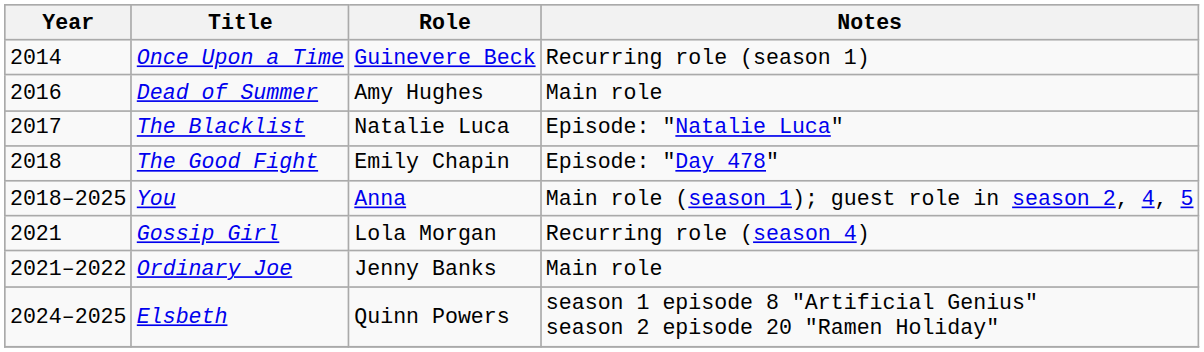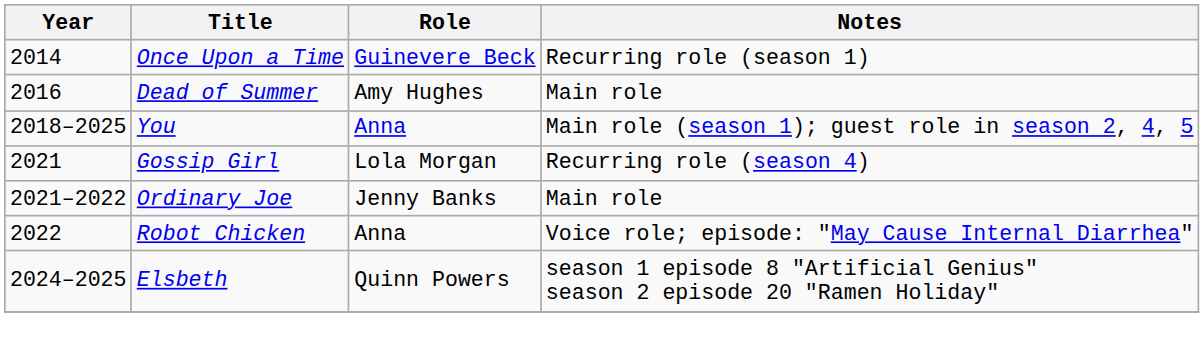- row: (221, 128)
- row: (227, 163)
+ row: (221, 233)
